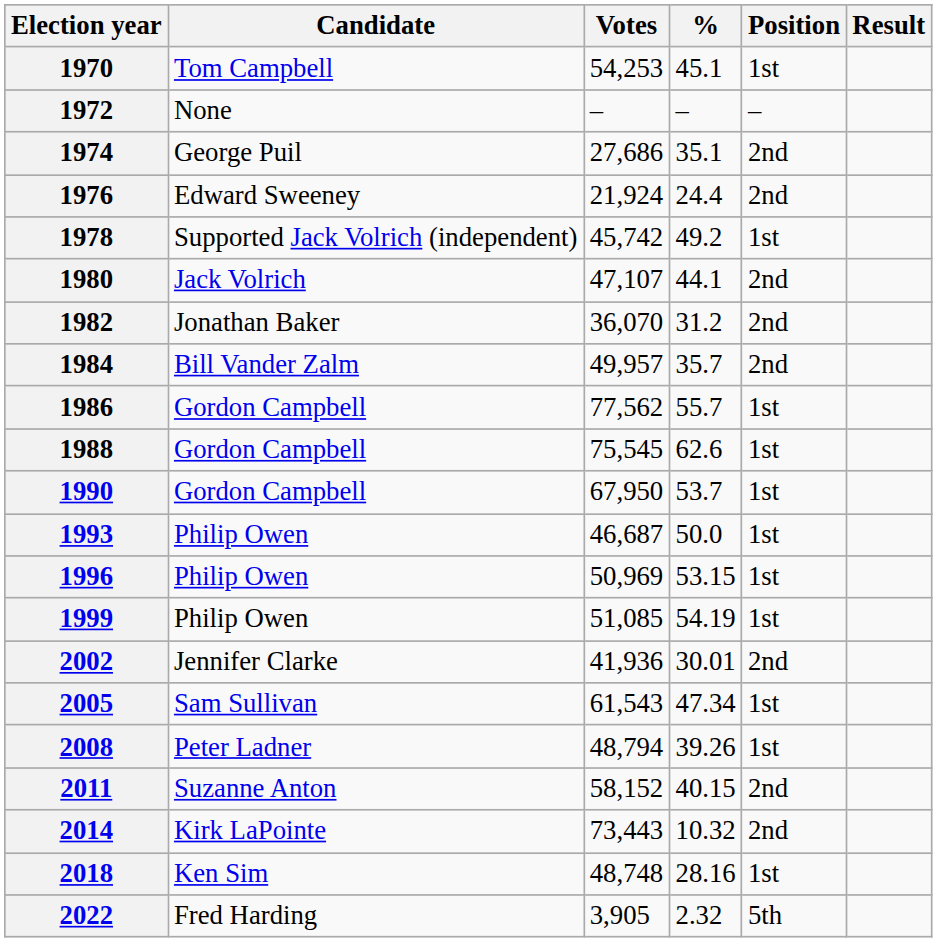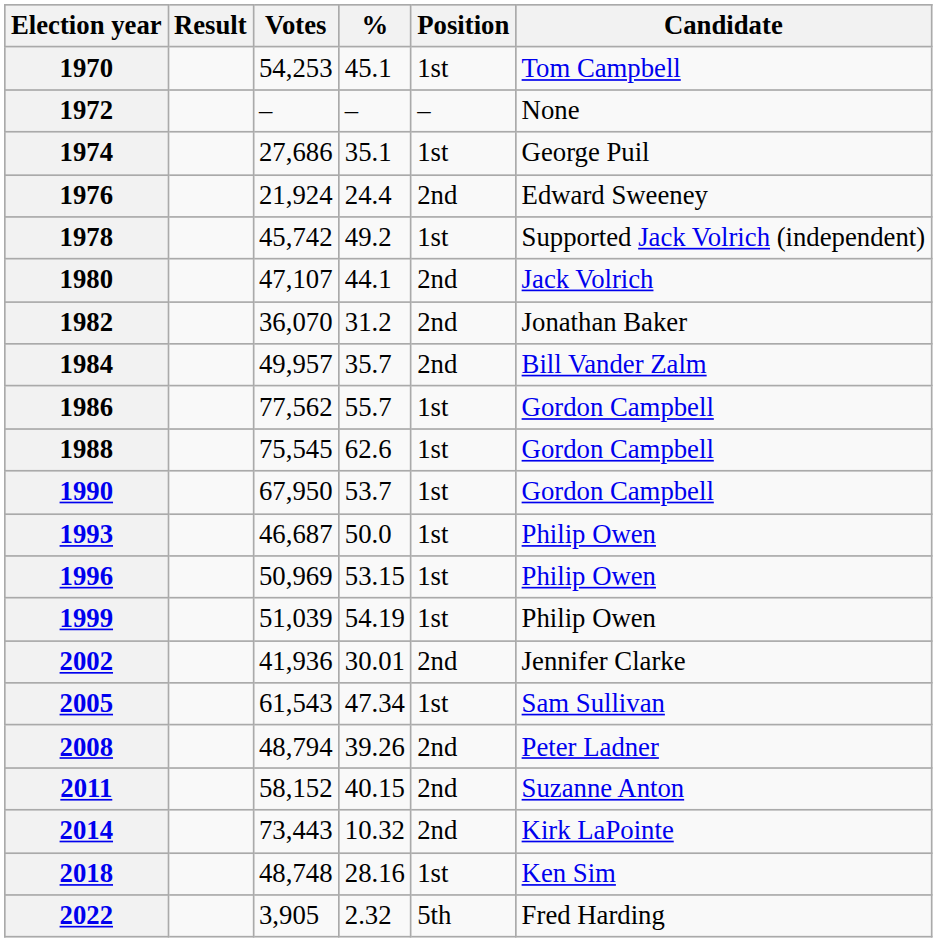columns swapped: (376, 25) <-> (889, 25)
(768, 152) 2nd -> (433, 152) 1st
(626, 618) 51,085 -> (296, 618) 51,039
(764, 746) 1st -> (437, 746) 2nd
